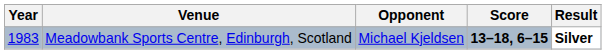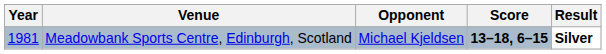(23, 38) 1983 -> (23, 38) 1981
